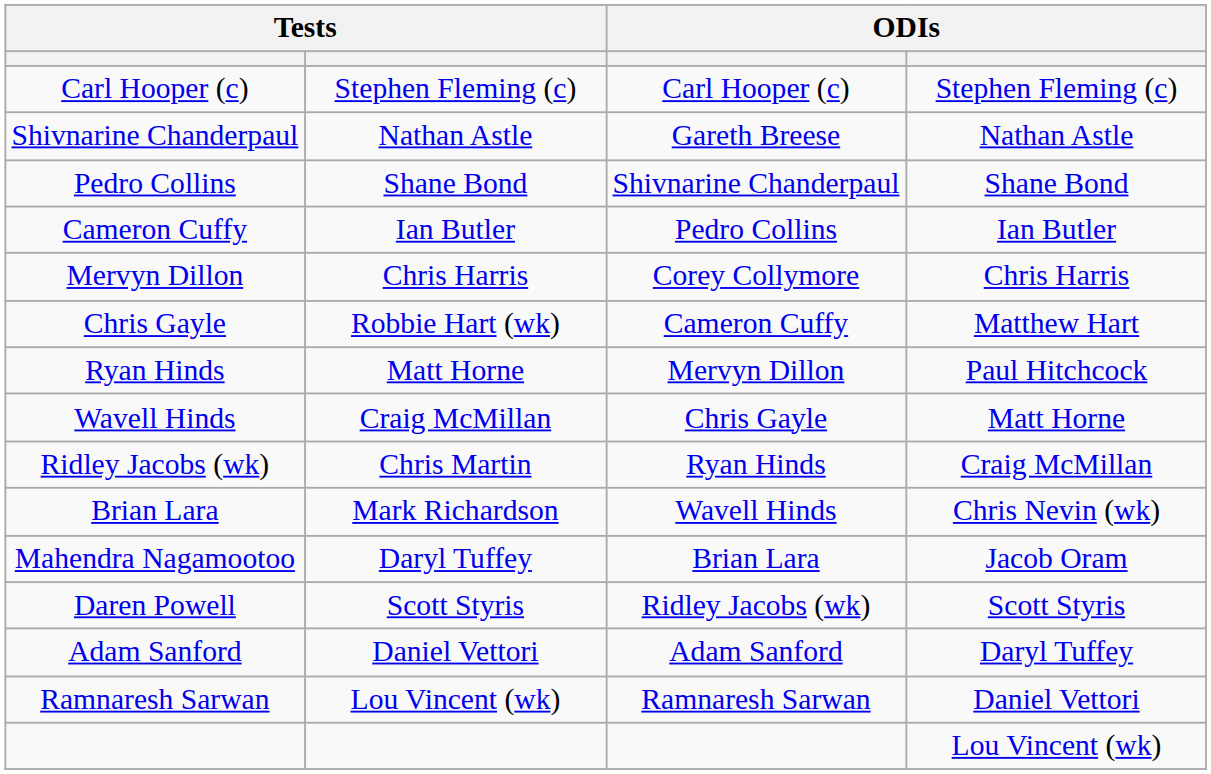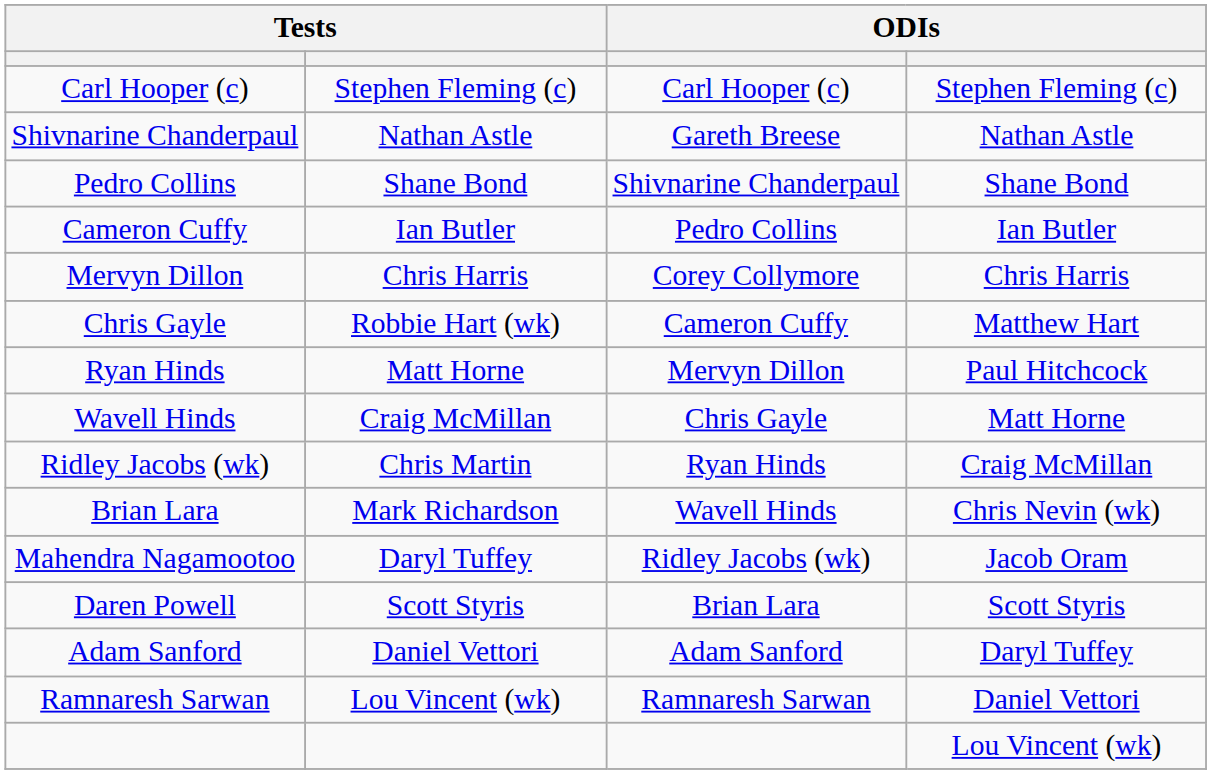(756, 557) Brian Lara -> (756, 557) Ridley Jacobs (wk)
(756, 604) Ridley Jacobs (wk) -> (756, 604) Brian Lara
